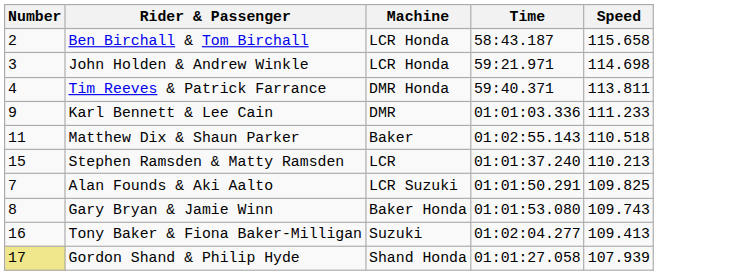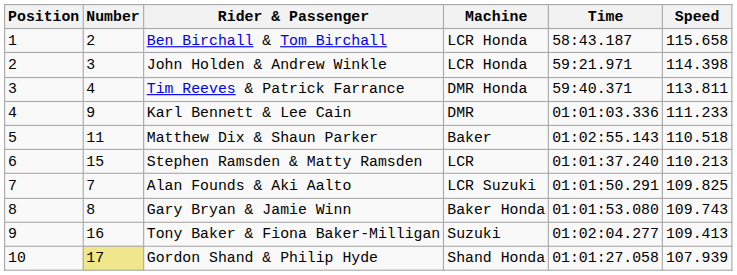+ column: (44, 17)
(619, 65) 114.698 -> (697, 65) 114.398
